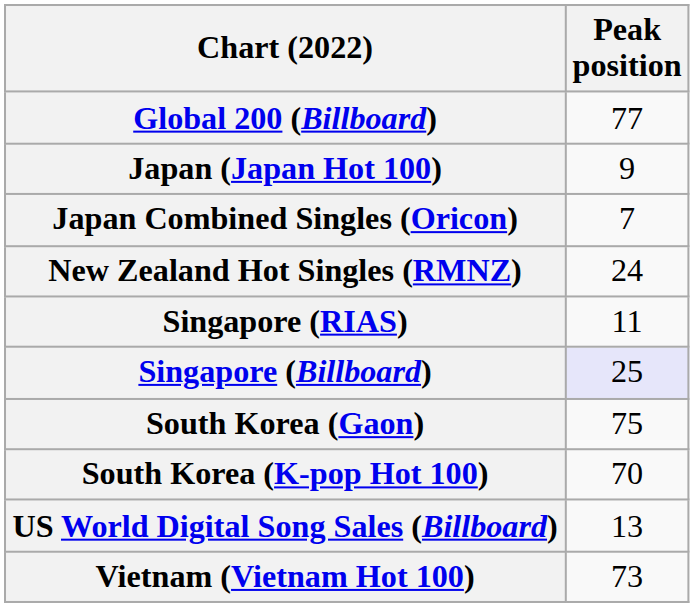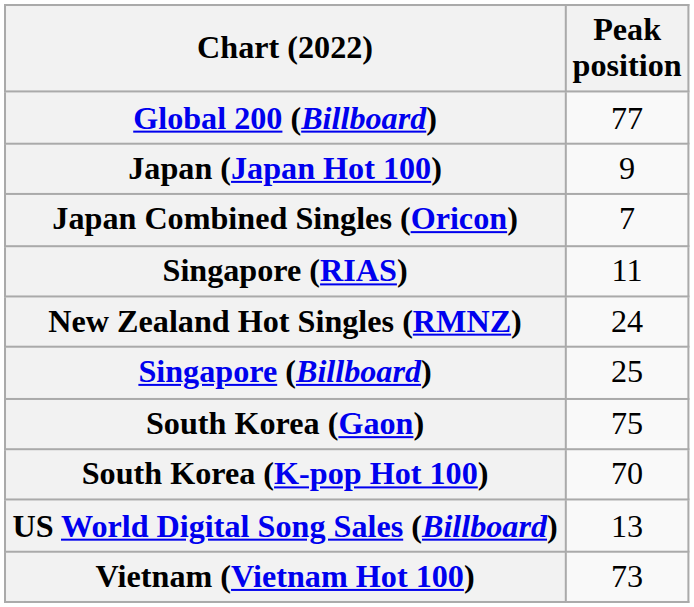rows swapped: (285, 270) <-> (285, 321)
(627, 372) lavender background -> (627, 372) no background
